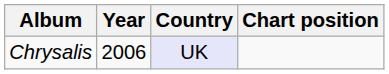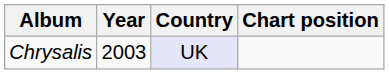(124, 52) 2006 -> (124, 52) 2003
